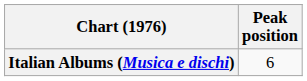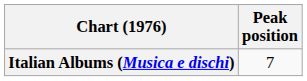(270, 62) 6 -> (270, 62) 7
